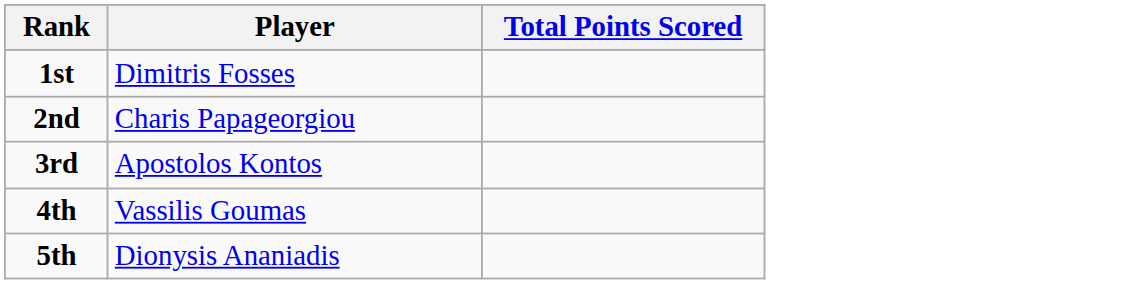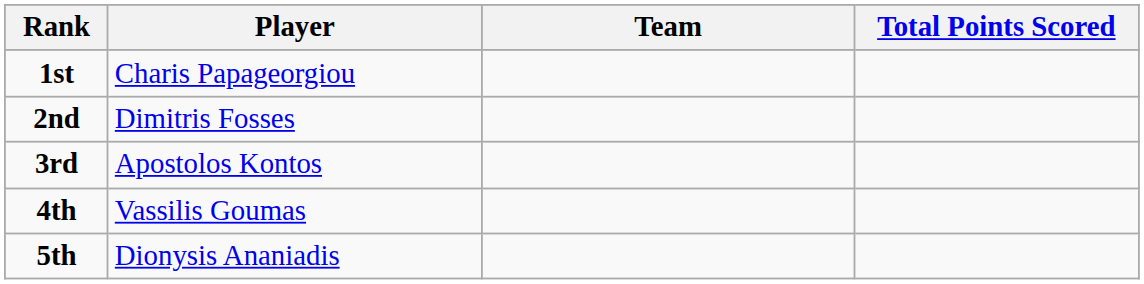+ column: (668, 27)
(205, 73) Dimitris Fosses -> (235, 73) Charis Papageorgiou
(235, 118) Charis Papageorgiou -> (205, 118) Dimitris Fosses
